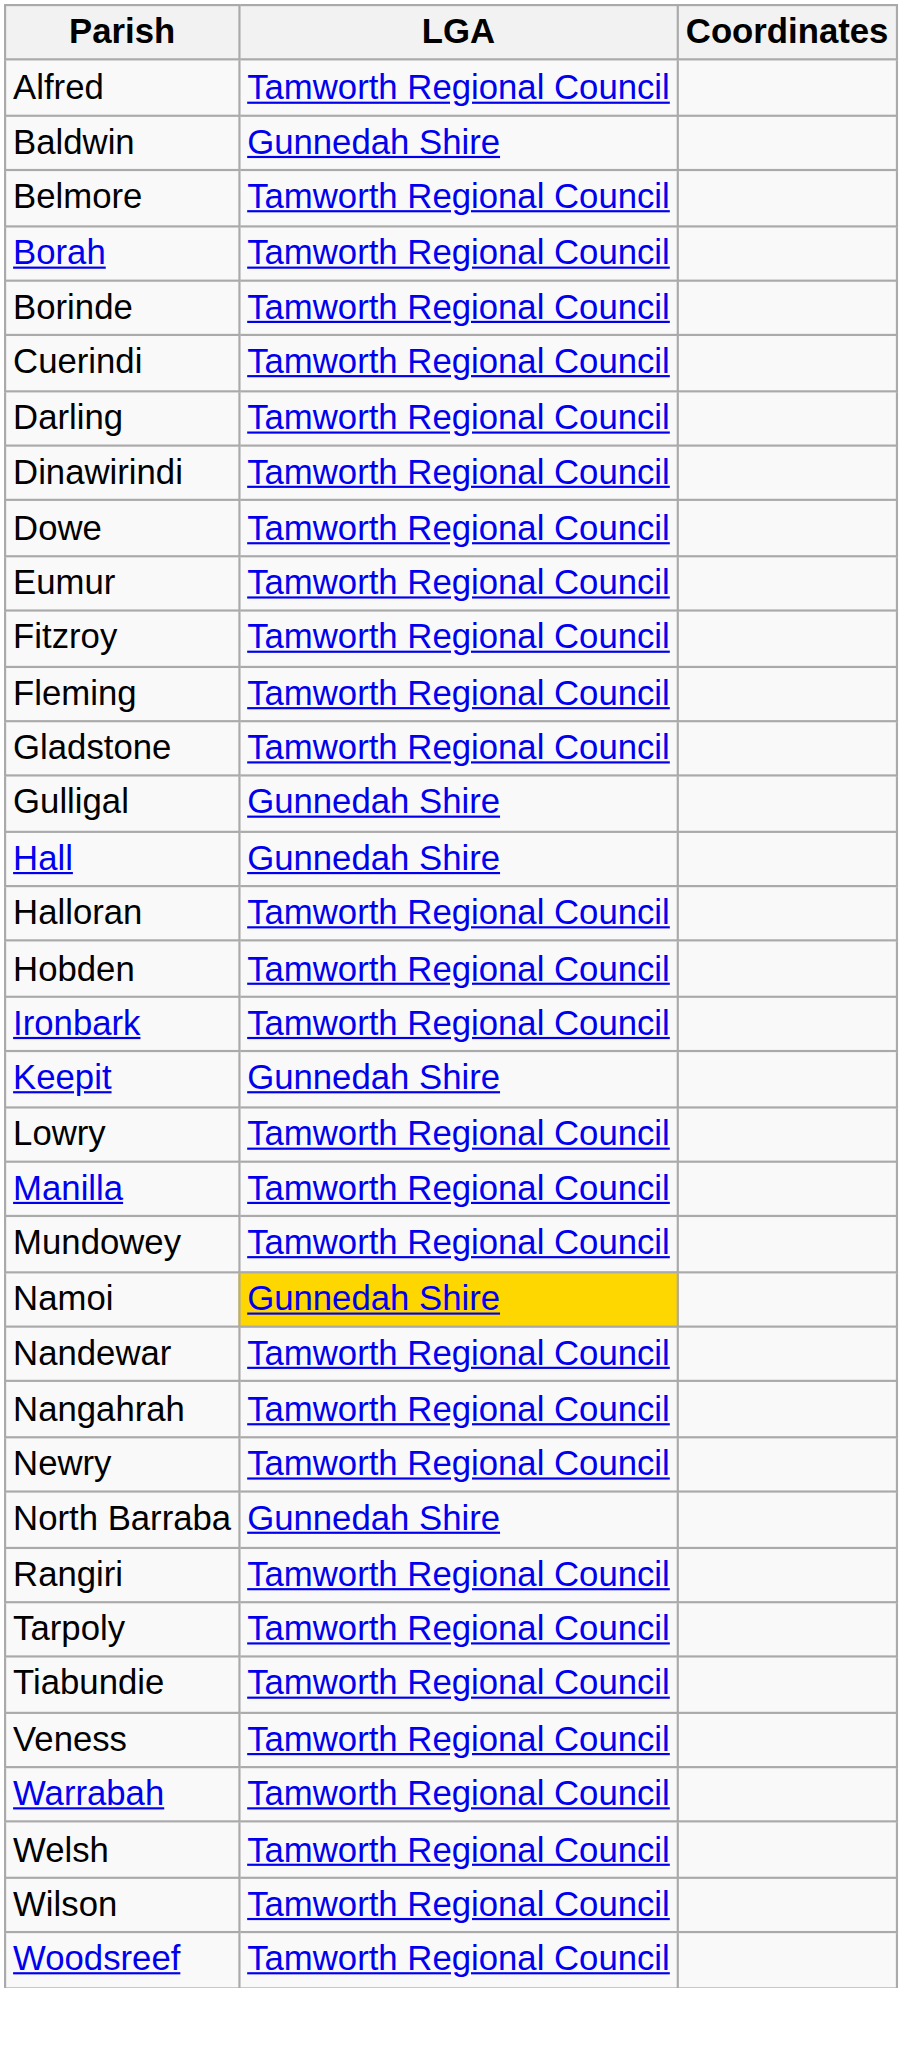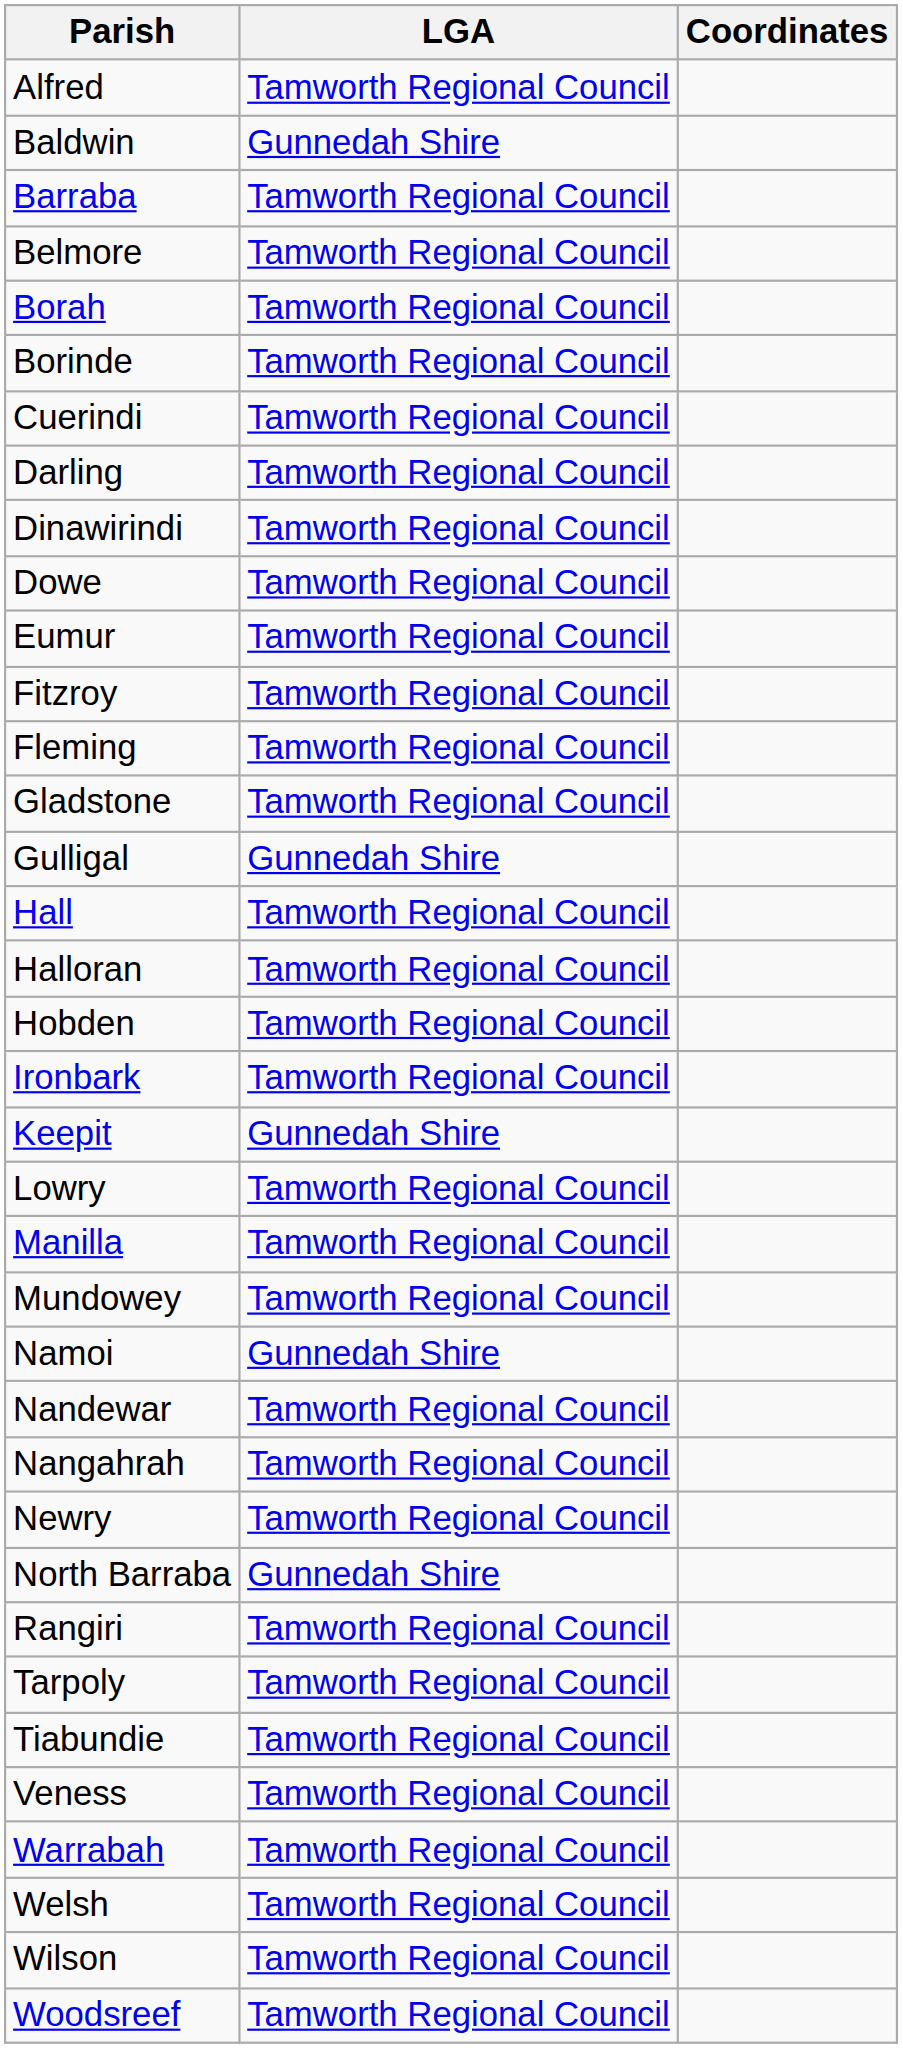+ row: (75, 197)
(374, 857) Gunnedah Shire -> (458, 913) Tamworth Regional Council
(374, 1298) gold background -> (374, 1353) no background
